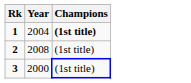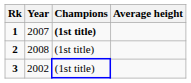+ column: (148, 13)
(38, 31) 2004 -> (38, 31) 2007
(38, 68) 2000 -> (38, 68) 2002
